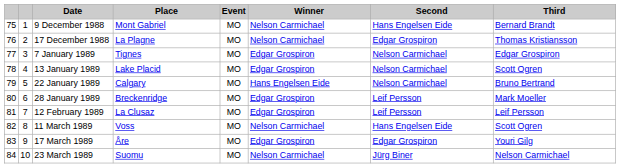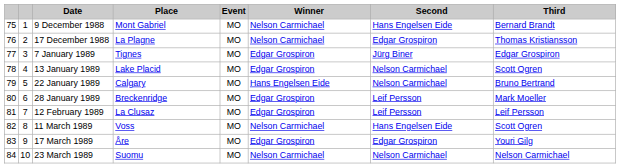(410, 54) Nelson Carmichael -> (393, 54) Jürg Biner
(393, 155) Jürg Biner -> (410, 155) Nelson Carmichael
